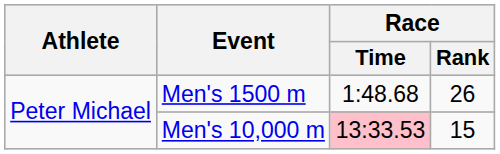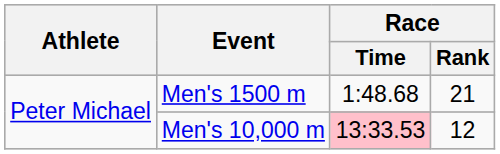(463, 94) 26 -> (463, 94) 21
(463, 131) 15 -> (463, 131) 12
